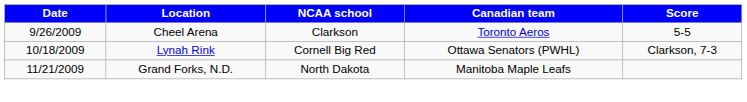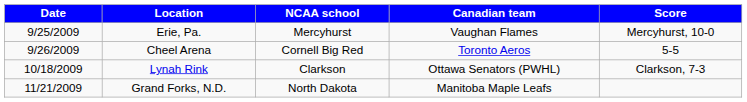+ row: (179, 32)
(335, 32) Clarkson -> (322, 50) Cornell Big Red
(335, 50) Cornell Big Red -> (322, 69) Clarkson
